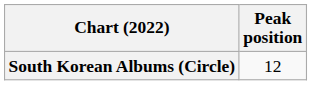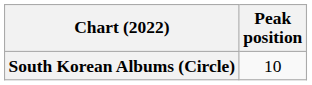(273, 65) 12 -> (273, 65) 10
